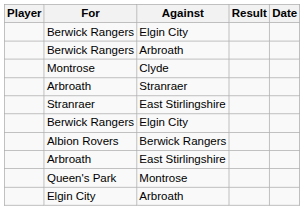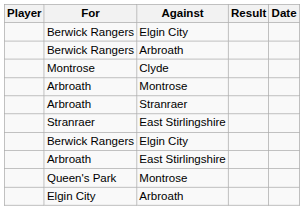+ row: (69, 86)
- row: (83, 141)
